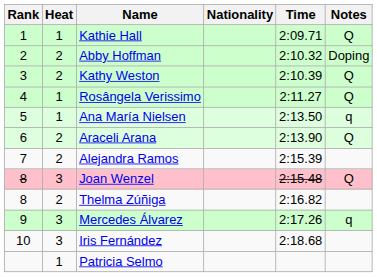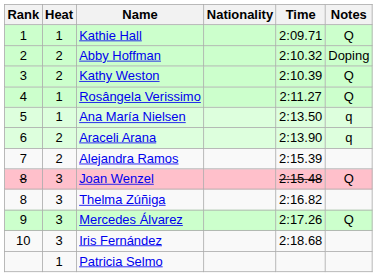(349, 138) Q -> (349, 138) q
(59, 199) 2 -> (59, 199) 3
(349, 220) q -> (349, 220) Q
